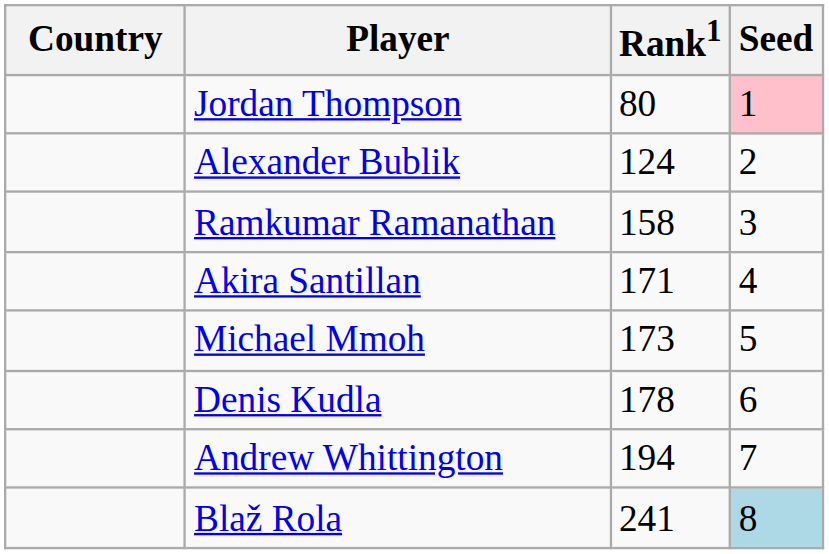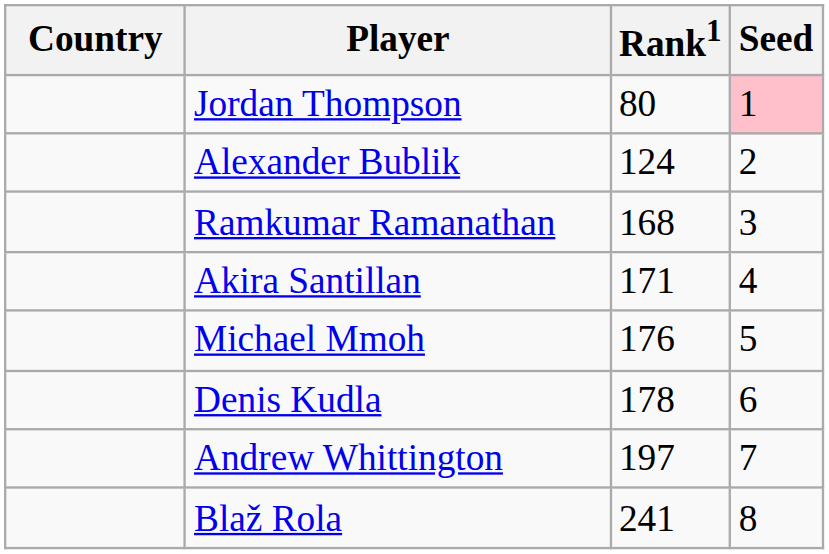(647, 221) 158 -> (647, 221) 168
(647, 339) 173 -> (647, 339) 176
(647, 458) 194 -> (647, 458) 197
(748, 517) lightblue background -> (748, 517) no background
